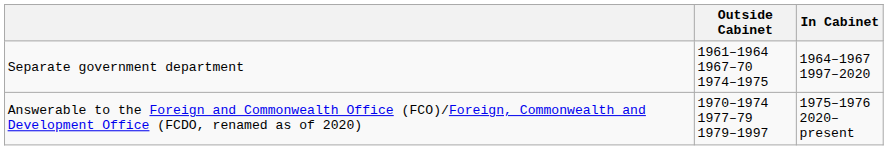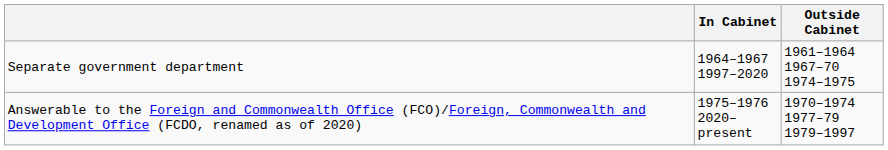columns swapped: (840, 23) <-> (745, 23)
